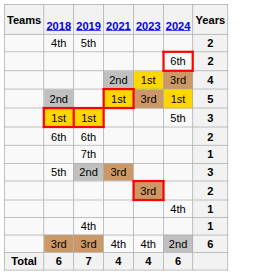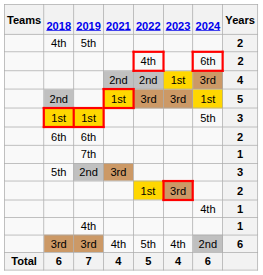+ column: (148, 26)
